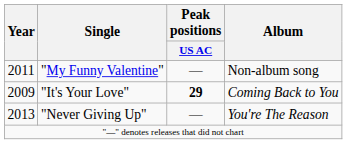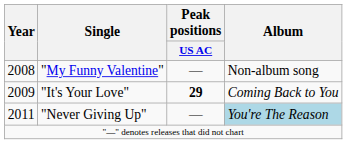(21, 71) 2011 -> (21, 71) 2008
(21, 114) 2013 -> (21, 114) 2011
(278, 114) no background -> (278, 114) lightblue background
